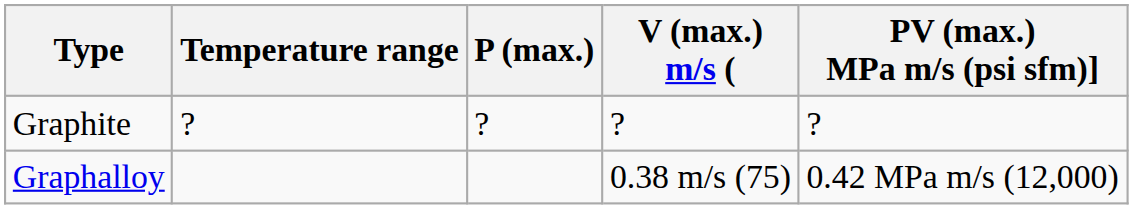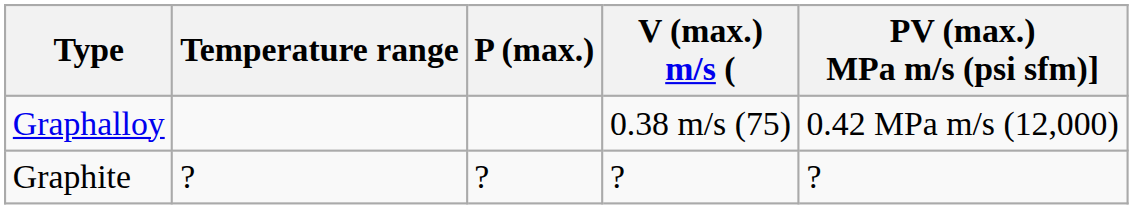rows swapped: (89, 176) <-> (72, 122)
